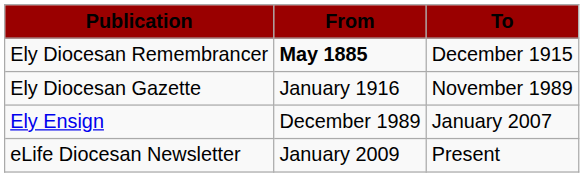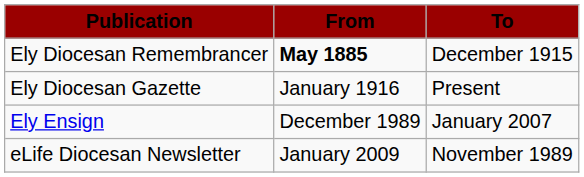(502, 88) November 1989 -> (466, 88) Present
(466, 155) Present -> (502, 155) November 1989
